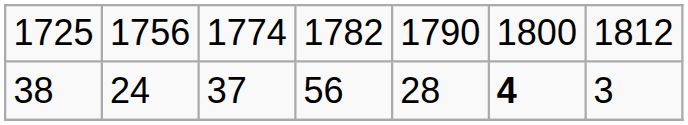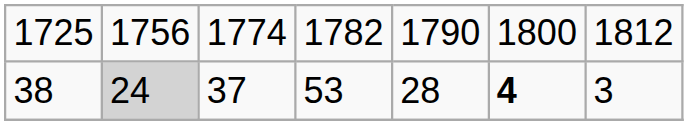(130, 90) no background -> (130, 90) lightgrey background
(323, 90) 56 -> (323, 90) 53
